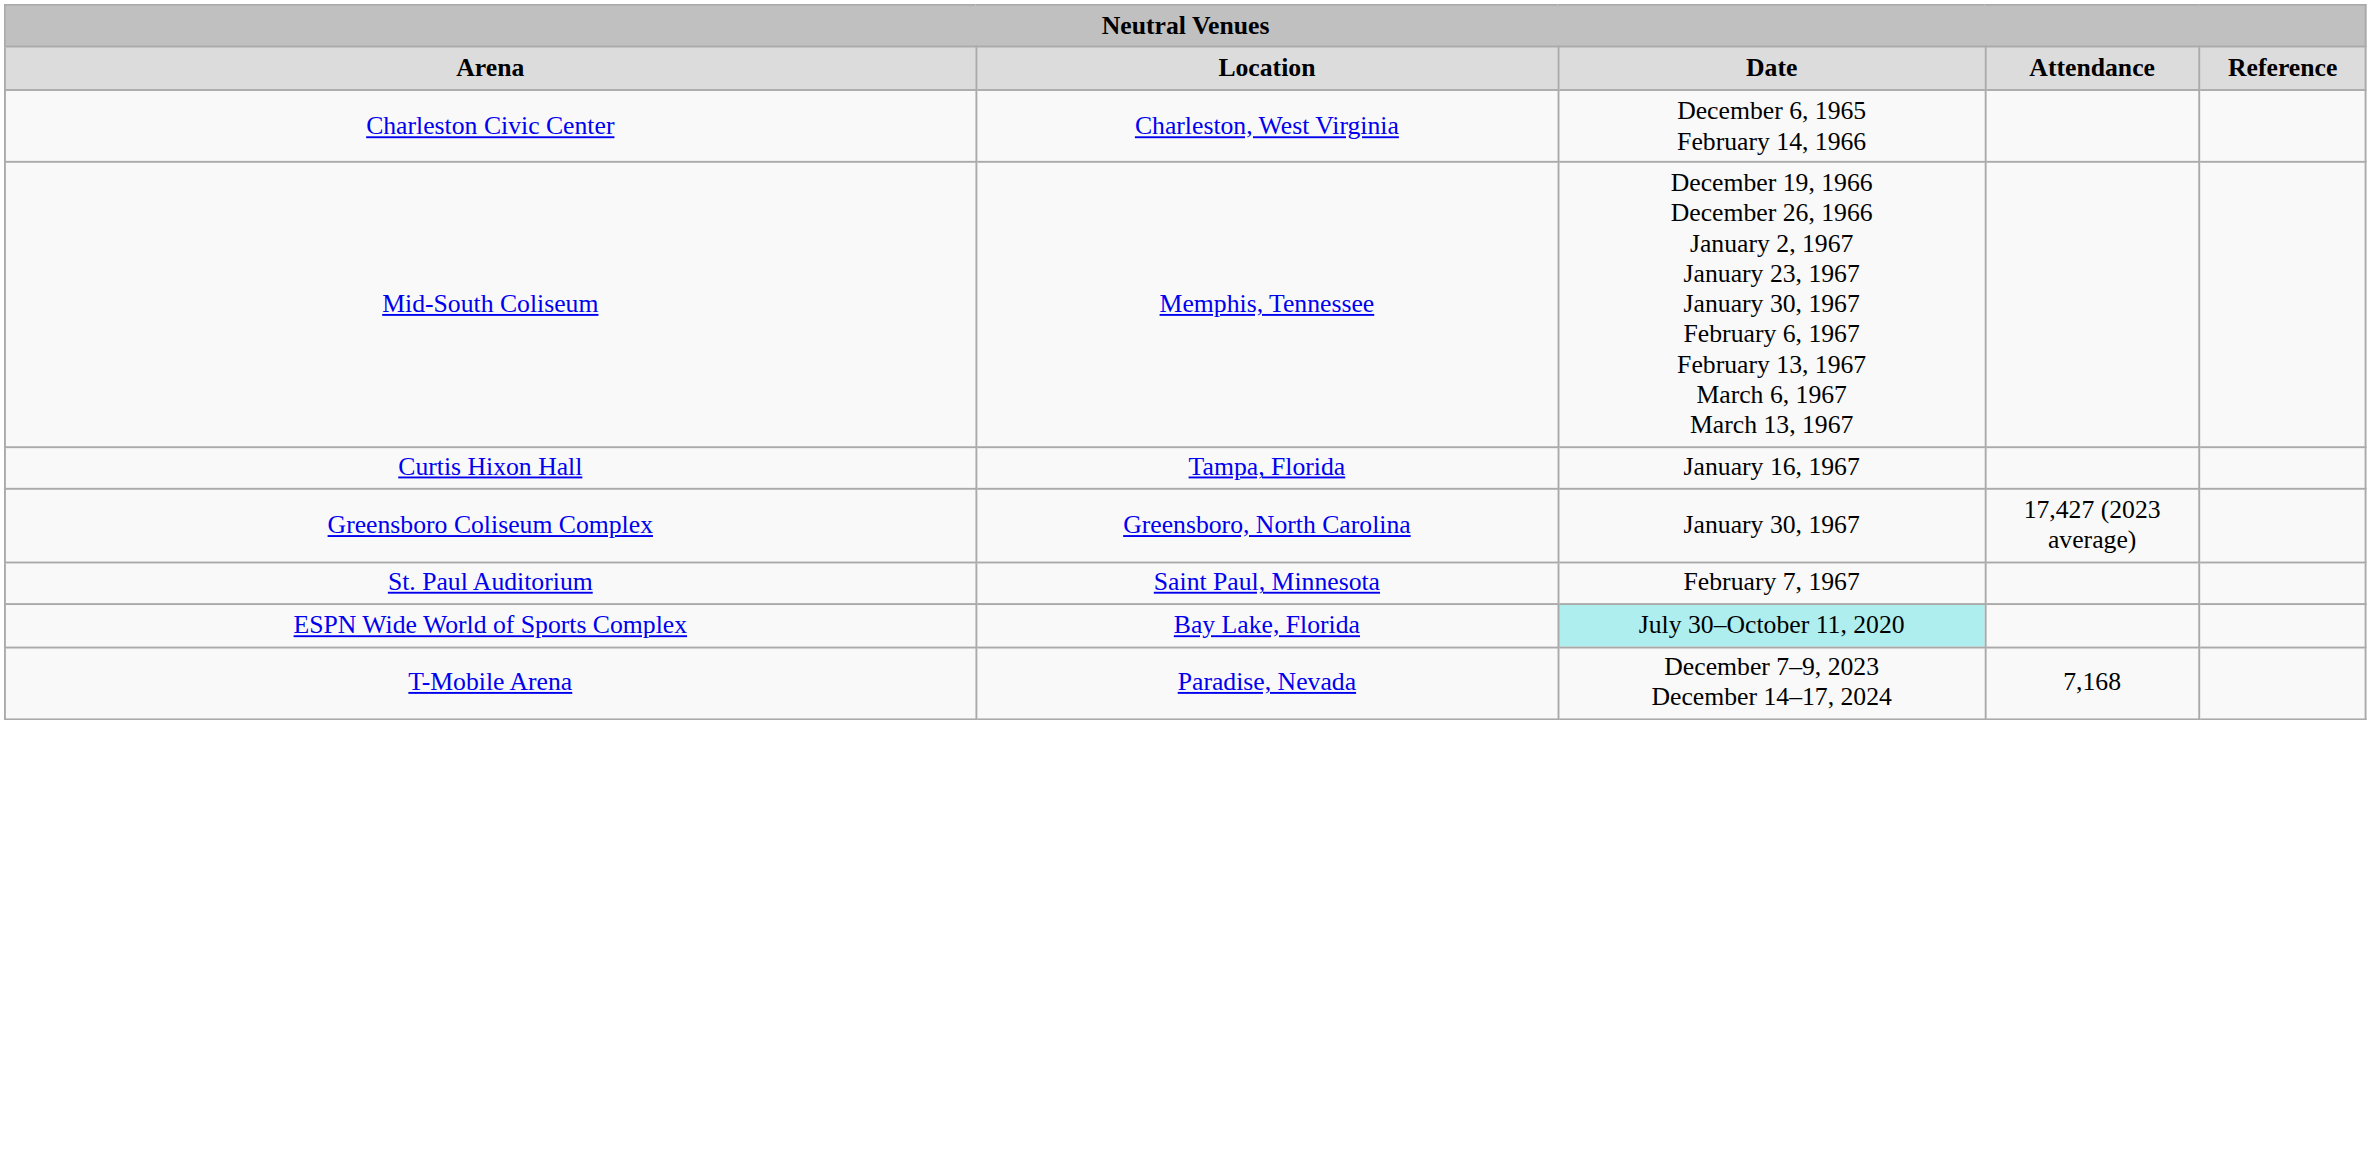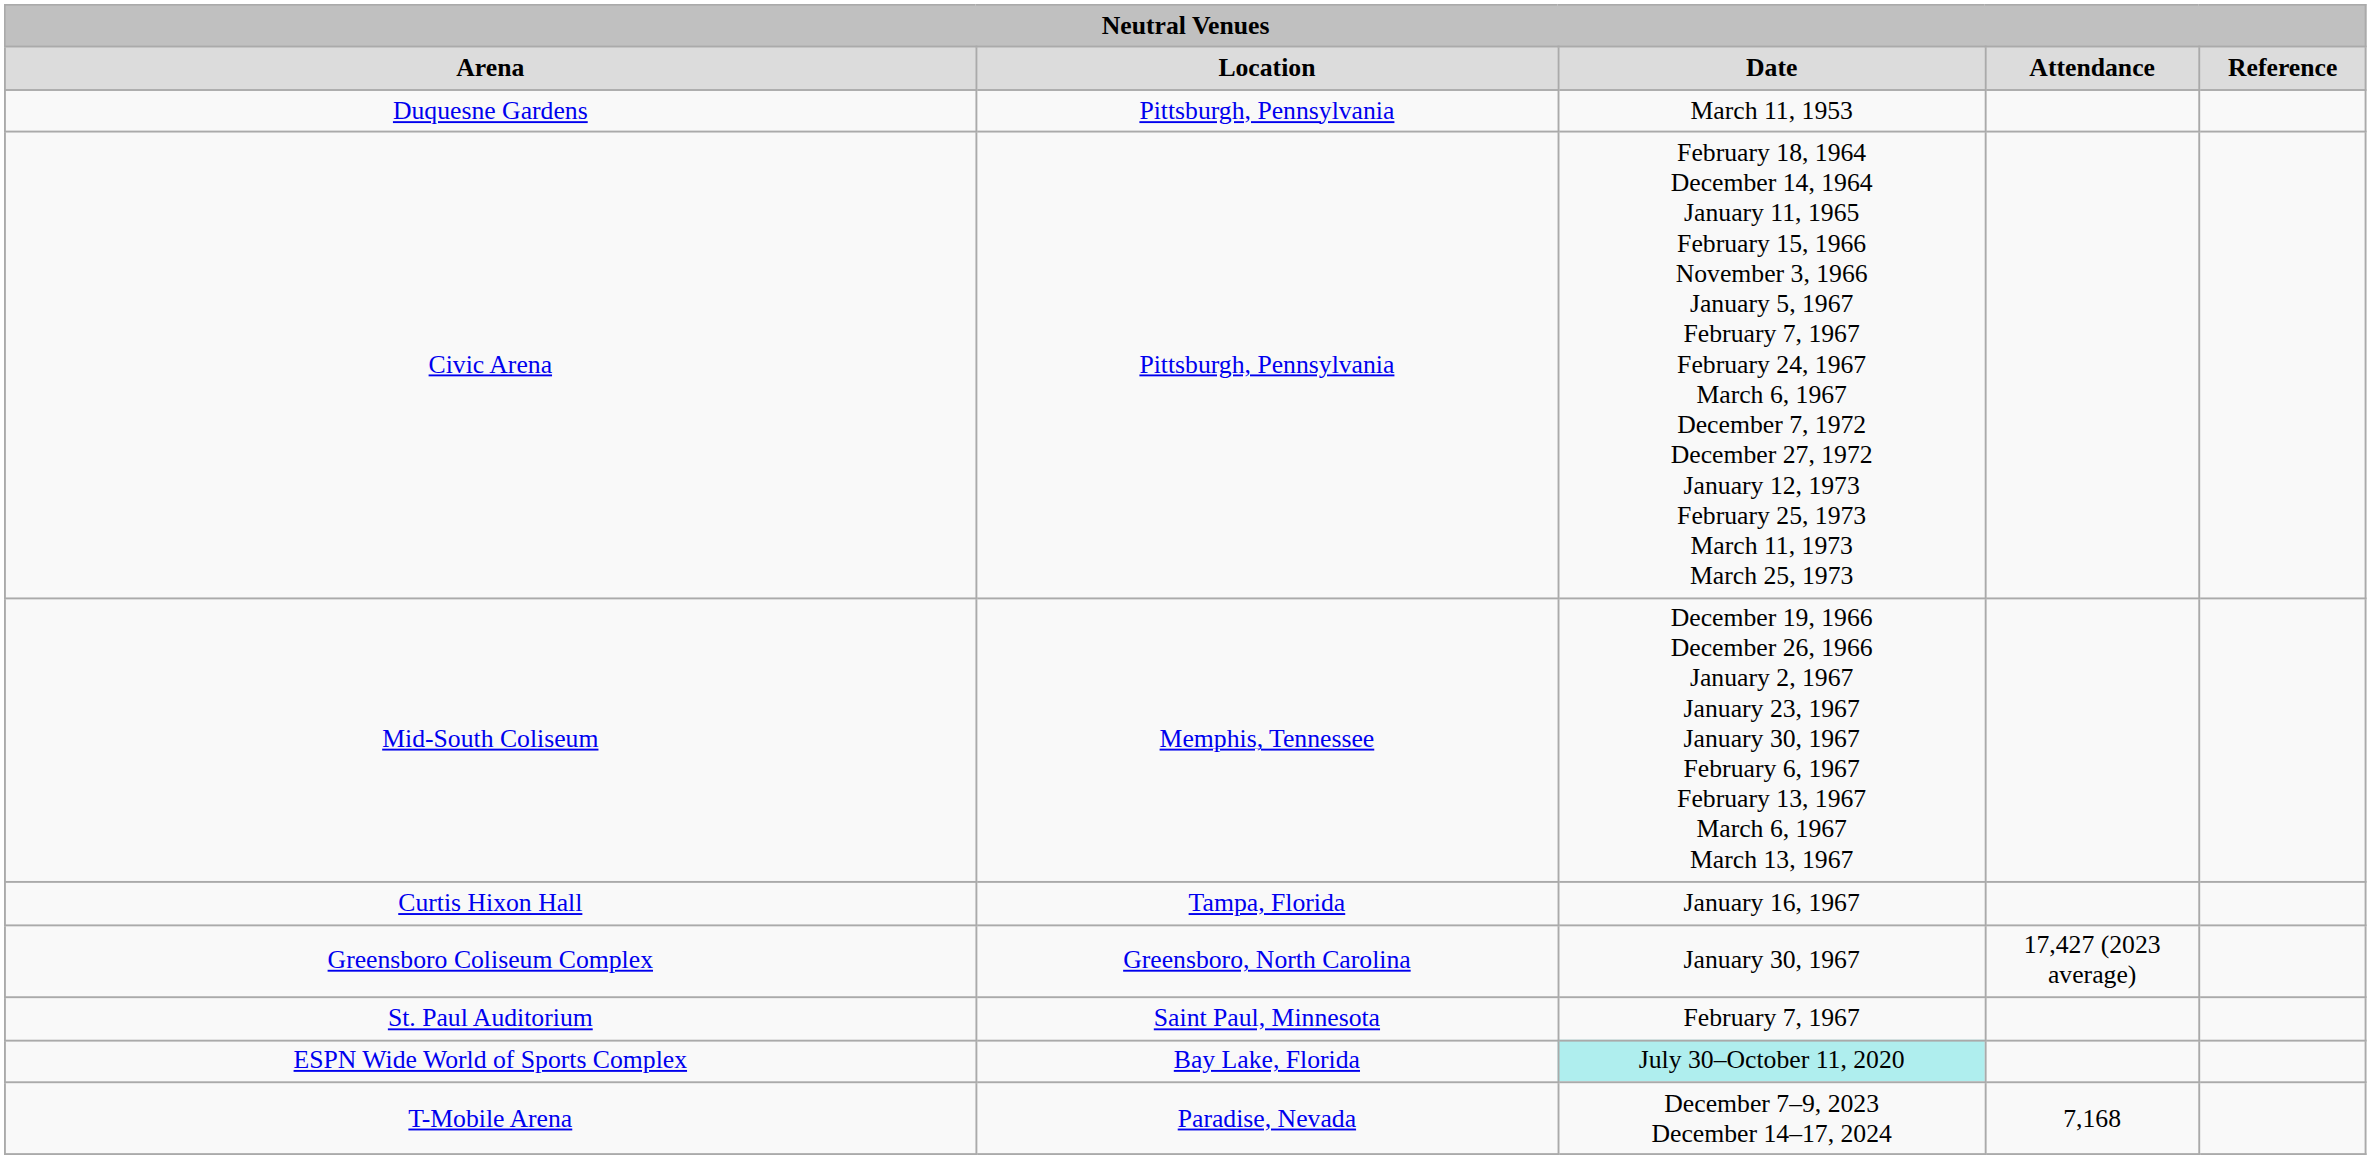+ row: (490, 110)
+ row: (490, 364)
- row: (490, 125)
